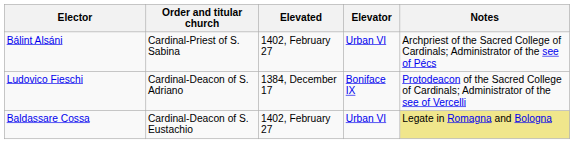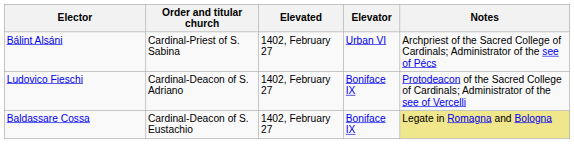(299, 85) 1384, December 17 -> (296, 85) 1402, February 27
(366, 118) Urban VI -> (366, 124) Boniface IX
